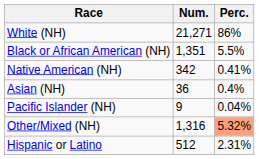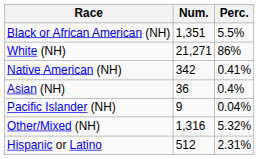rows swapped: (36, 32) <-> (89, 51)
(234, 126) lightsalmon background -> (234, 126) no background
